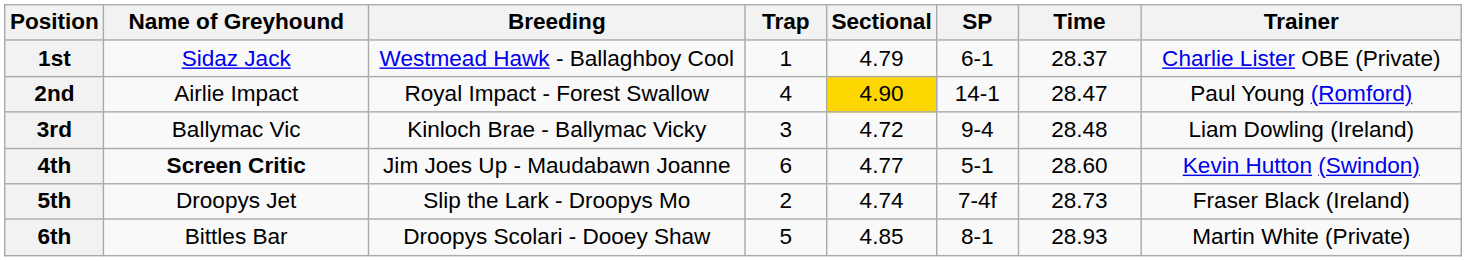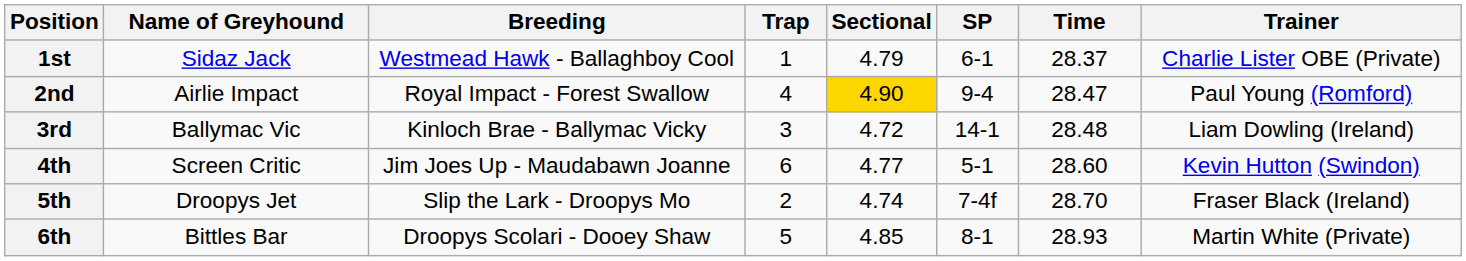(977, 93) 14-1 -> (977, 93) 9-4
(977, 129) 9-4 -> (977, 129) 14-1
(236, 165) bold -> (236, 165) normal
(1079, 201) 28.73 -> (1079, 201) 28.70
